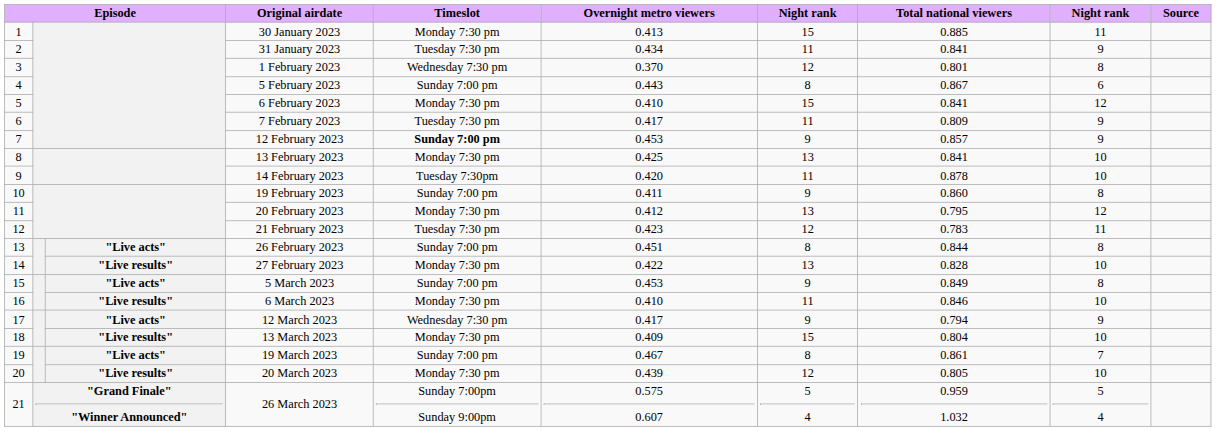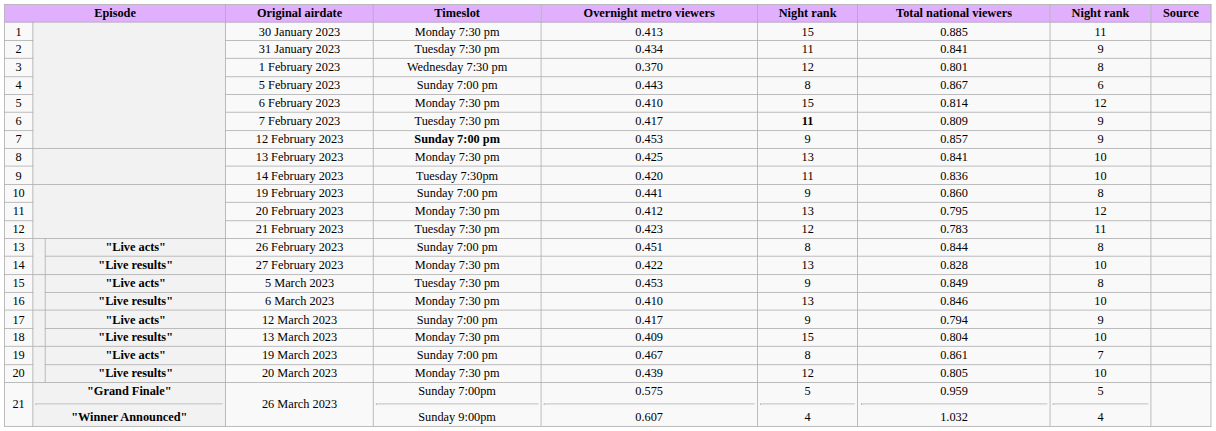(954, 103) 0.841 -> (954, 103) 0.814
(808, 121) normal -> (808, 121) bold
(954, 175) 0.878 -> (954, 175) 0.836
(649, 193) 0.411 -> (649, 193) 0.441
(457, 283) Sunday 7:00 pm -> (457, 283) Tuesday 7:30 pm
(808, 301) 11 -> (808, 301) 13
(457, 319) Wednesday 7:30 pm -> (457, 319) Sunday 7:00 pm
